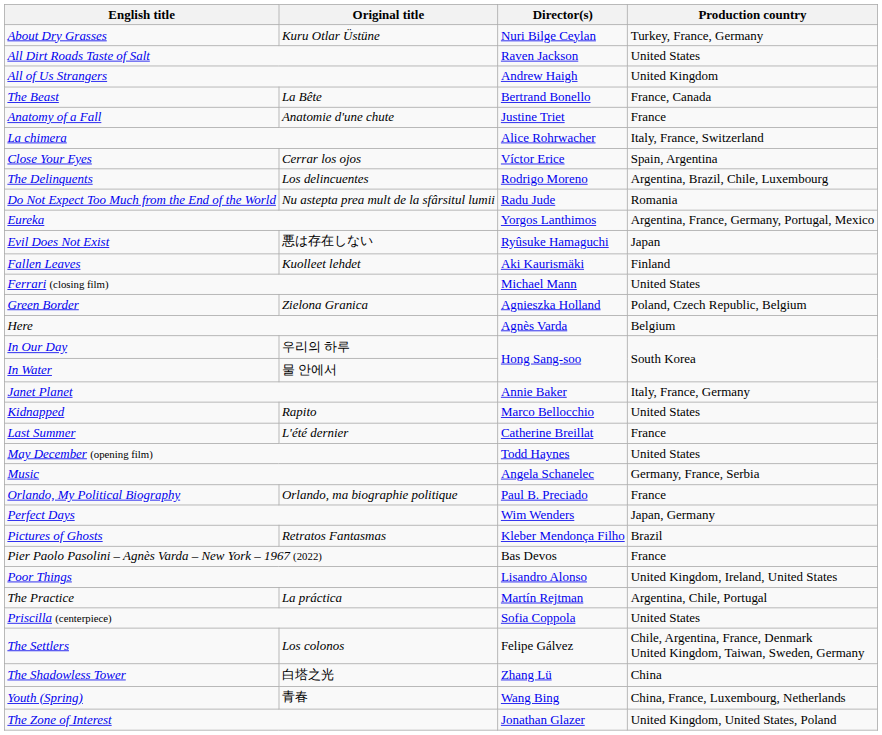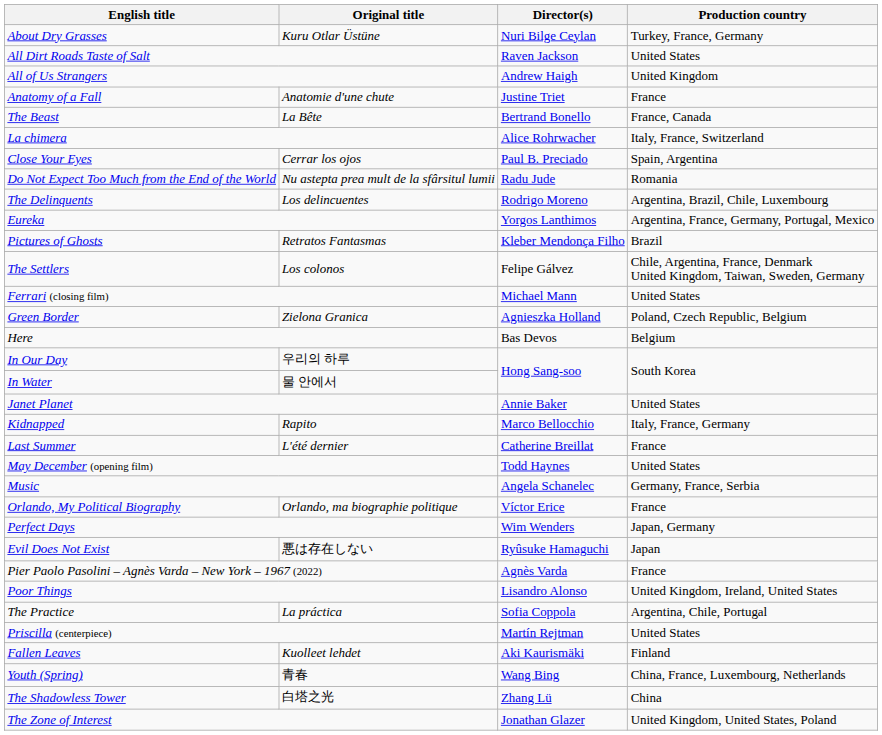rows swapped: (54, 117) <-> (33, 96)
(533, 158) Víctor Erice -> (544, 158) Paul B. Preciado
rows swapped: (50, 179) <-> (142, 199)
rows swapped: (58, 242) <-> (55, 535)
rows swapped: (44, 263) <-> (38, 645)
(534, 325) Agnès Varda -> (529, 337) Bas Devos
(690, 392) Italy, France, Germany -> (665, 404) United States
(665, 412) United States -> (690, 424) Italy, France, Germany
(544, 494) Paul B. Preciado -> (533, 506) Víctor Erice
(529, 556) Bas Devos -> (534, 571) Agnès Varda
(542, 597) Martín Rejtman -> (538, 612) Sofia Coppola
(538, 618) Sofia Coppola -> (542, 632) Martín Rejtman
rows swapped: (67, 675) <-> (45, 698)
